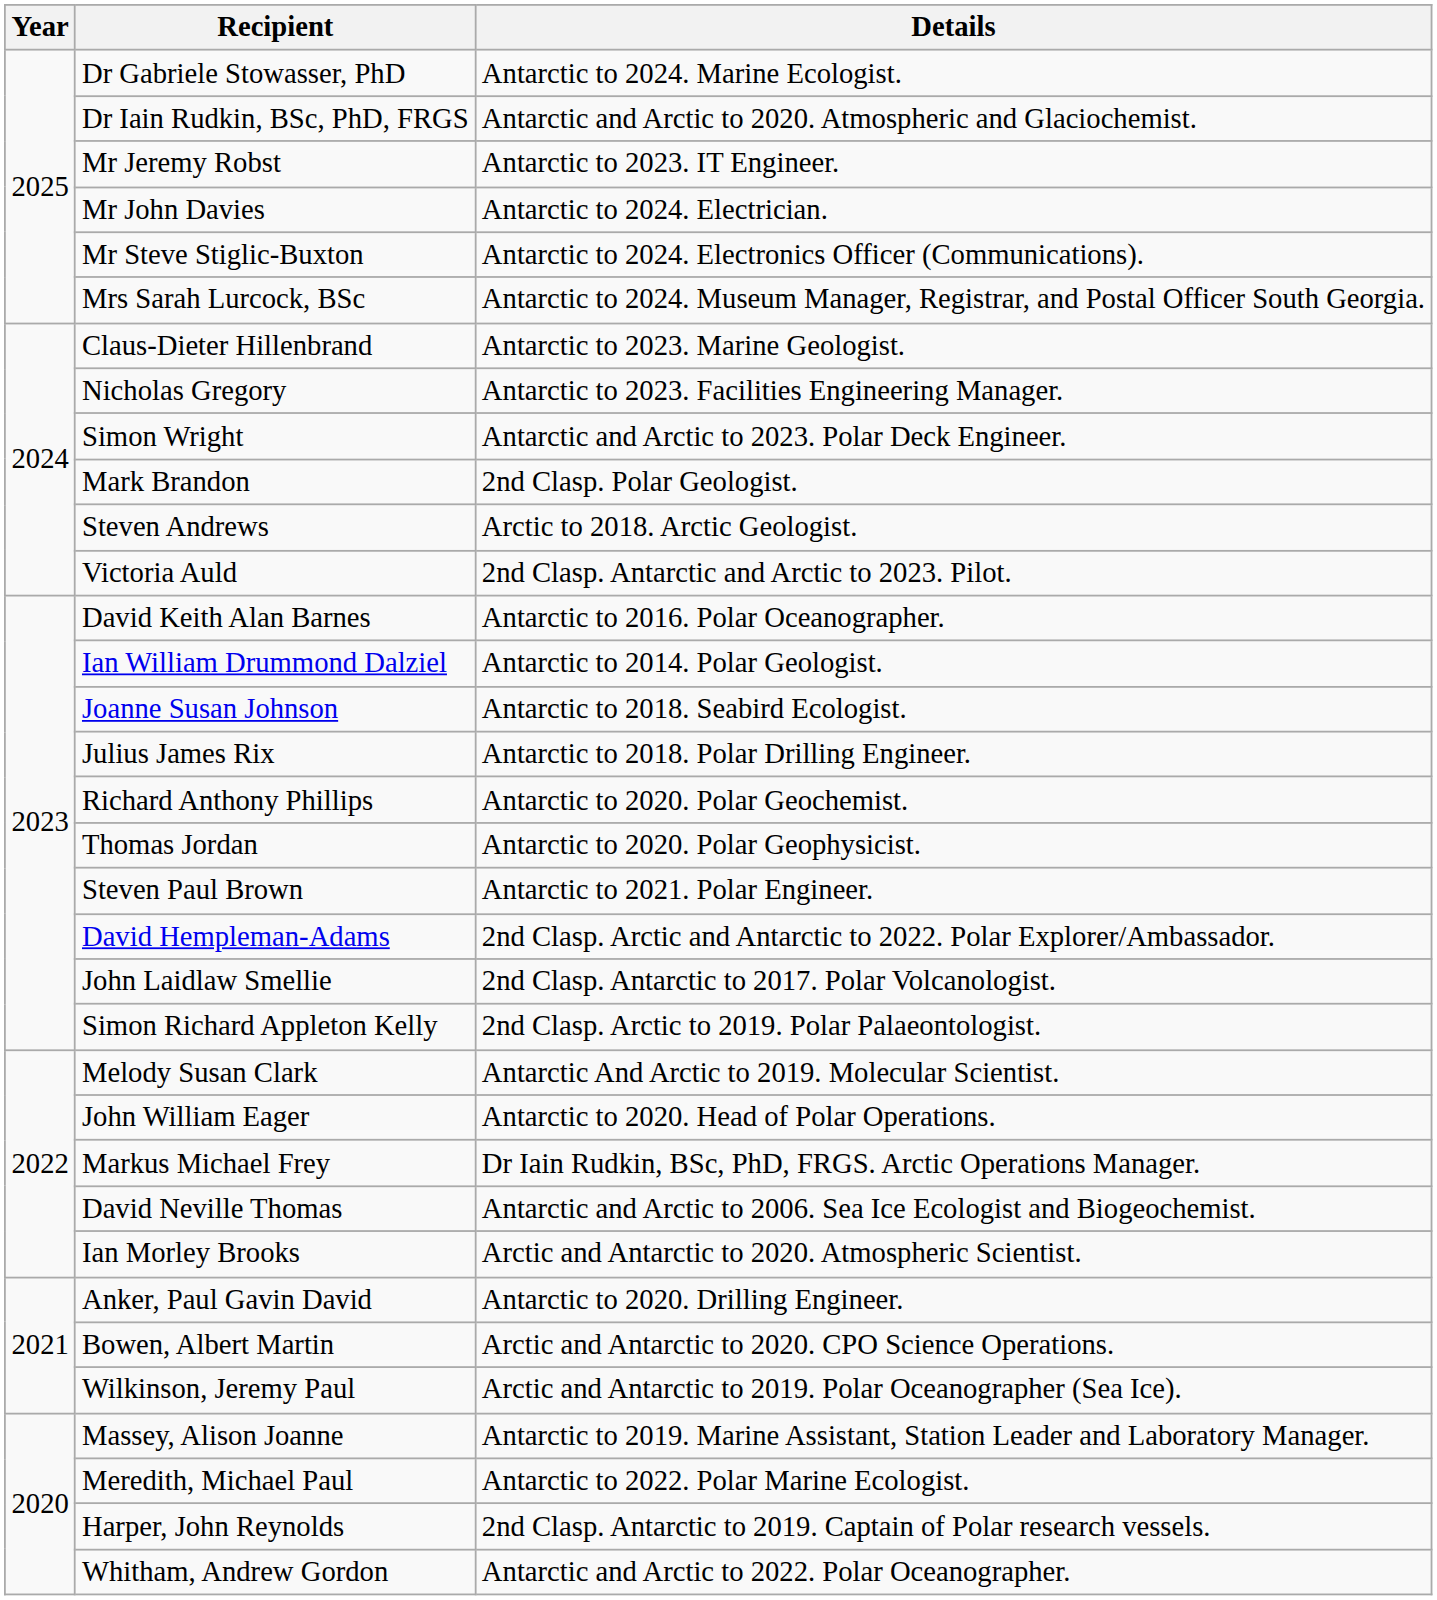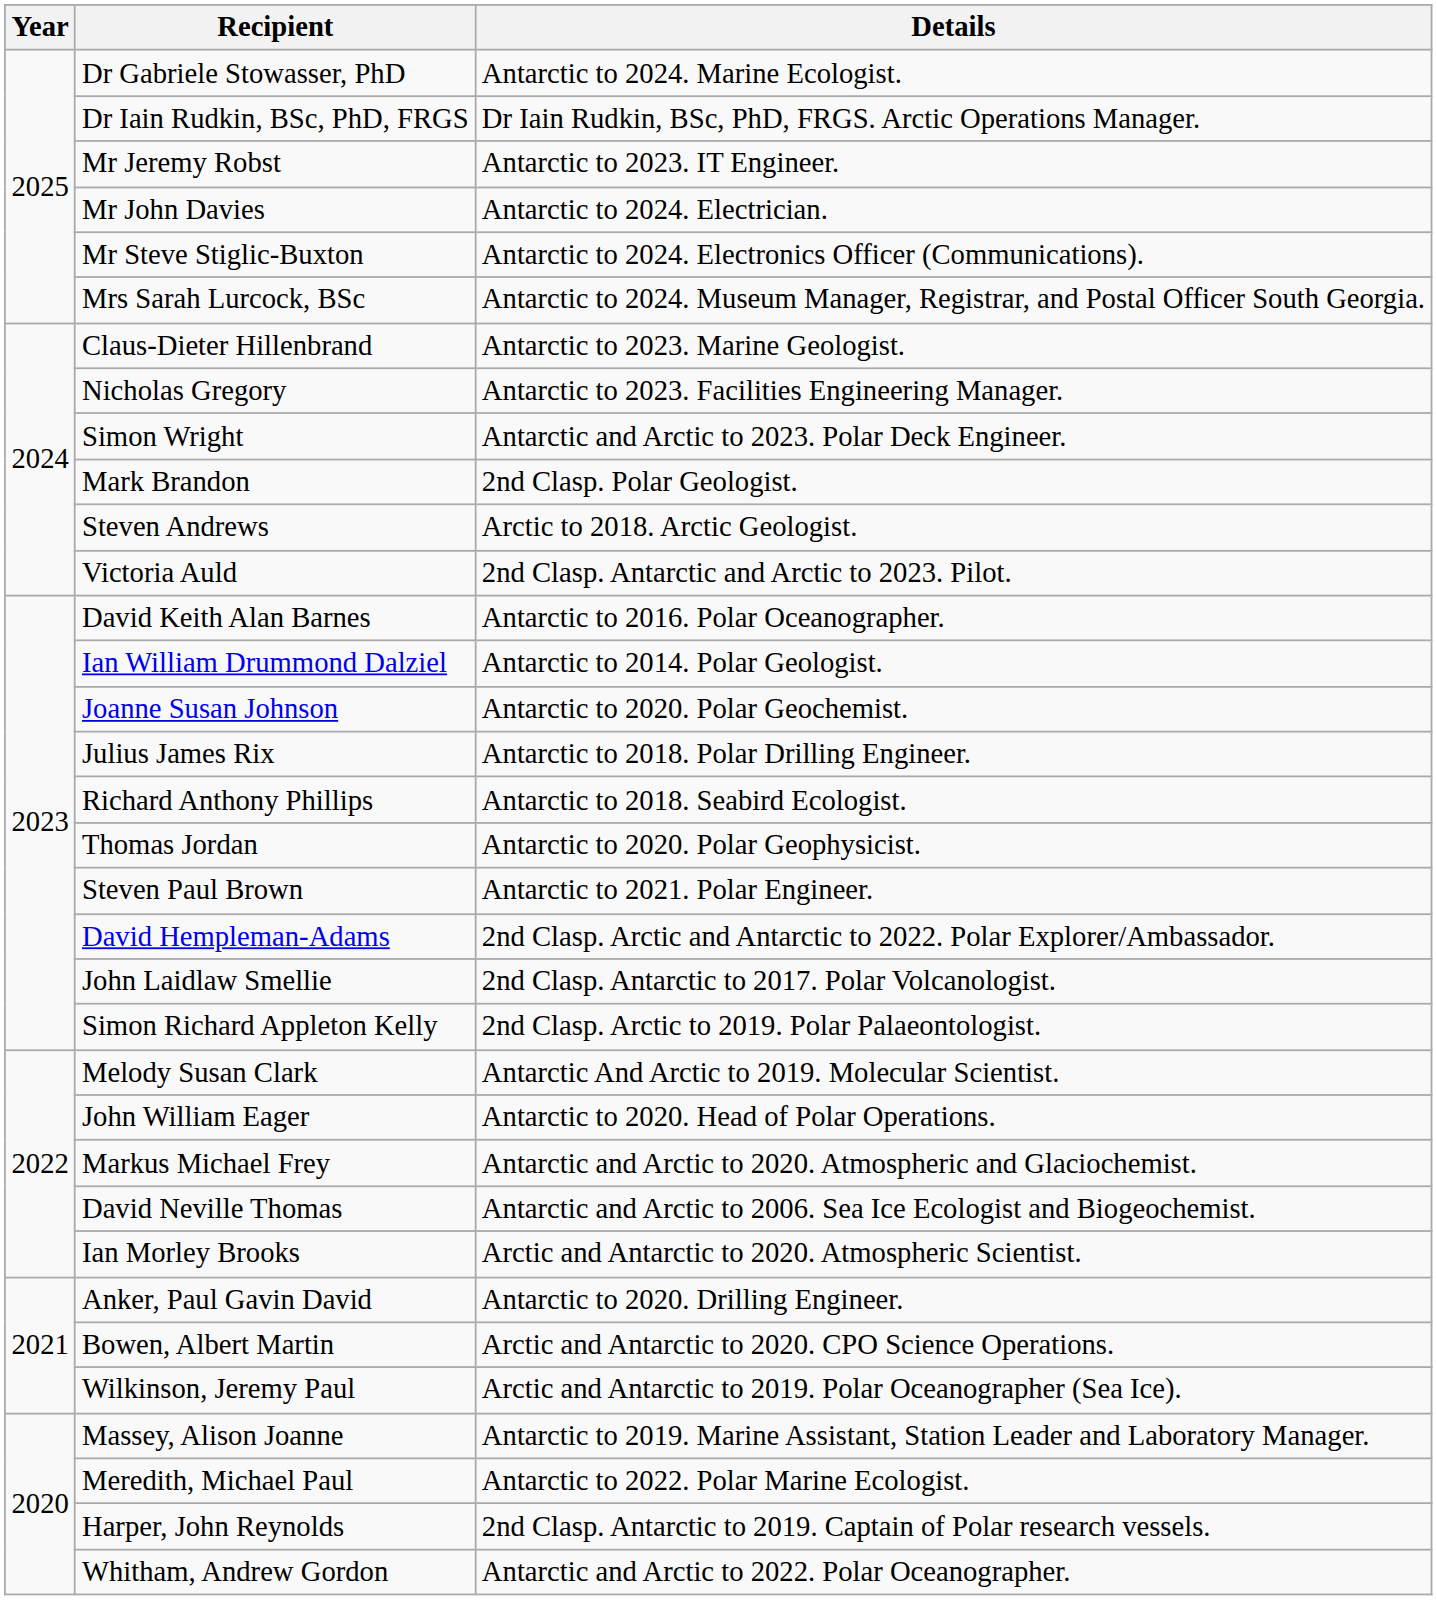(839, 118) Antarctic and Arctic to 2020. Atmospheric and Glaciochemist. -> (841, 118) Dr Iain Rudkin, BSc, PhD, FRGS. Arctic Operations Manager.
(694, 708) Antarctic to 2018. Seabird Ecologist. -> (695, 708) Antarctic to 2020. Polar Geochemist.
(695, 799) Antarctic to 2020. Polar Geochemist. -> (694, 799) Antarctic to 2018. Seabird Ecologist.
(841, 1162) Dr Iain Rudkin, BSc, PhD, FRGS. Arctic Operations Manager. -> (839, 1162) Antarctic and Arctic to 2020. Atmospheric and Glaciochemist.
